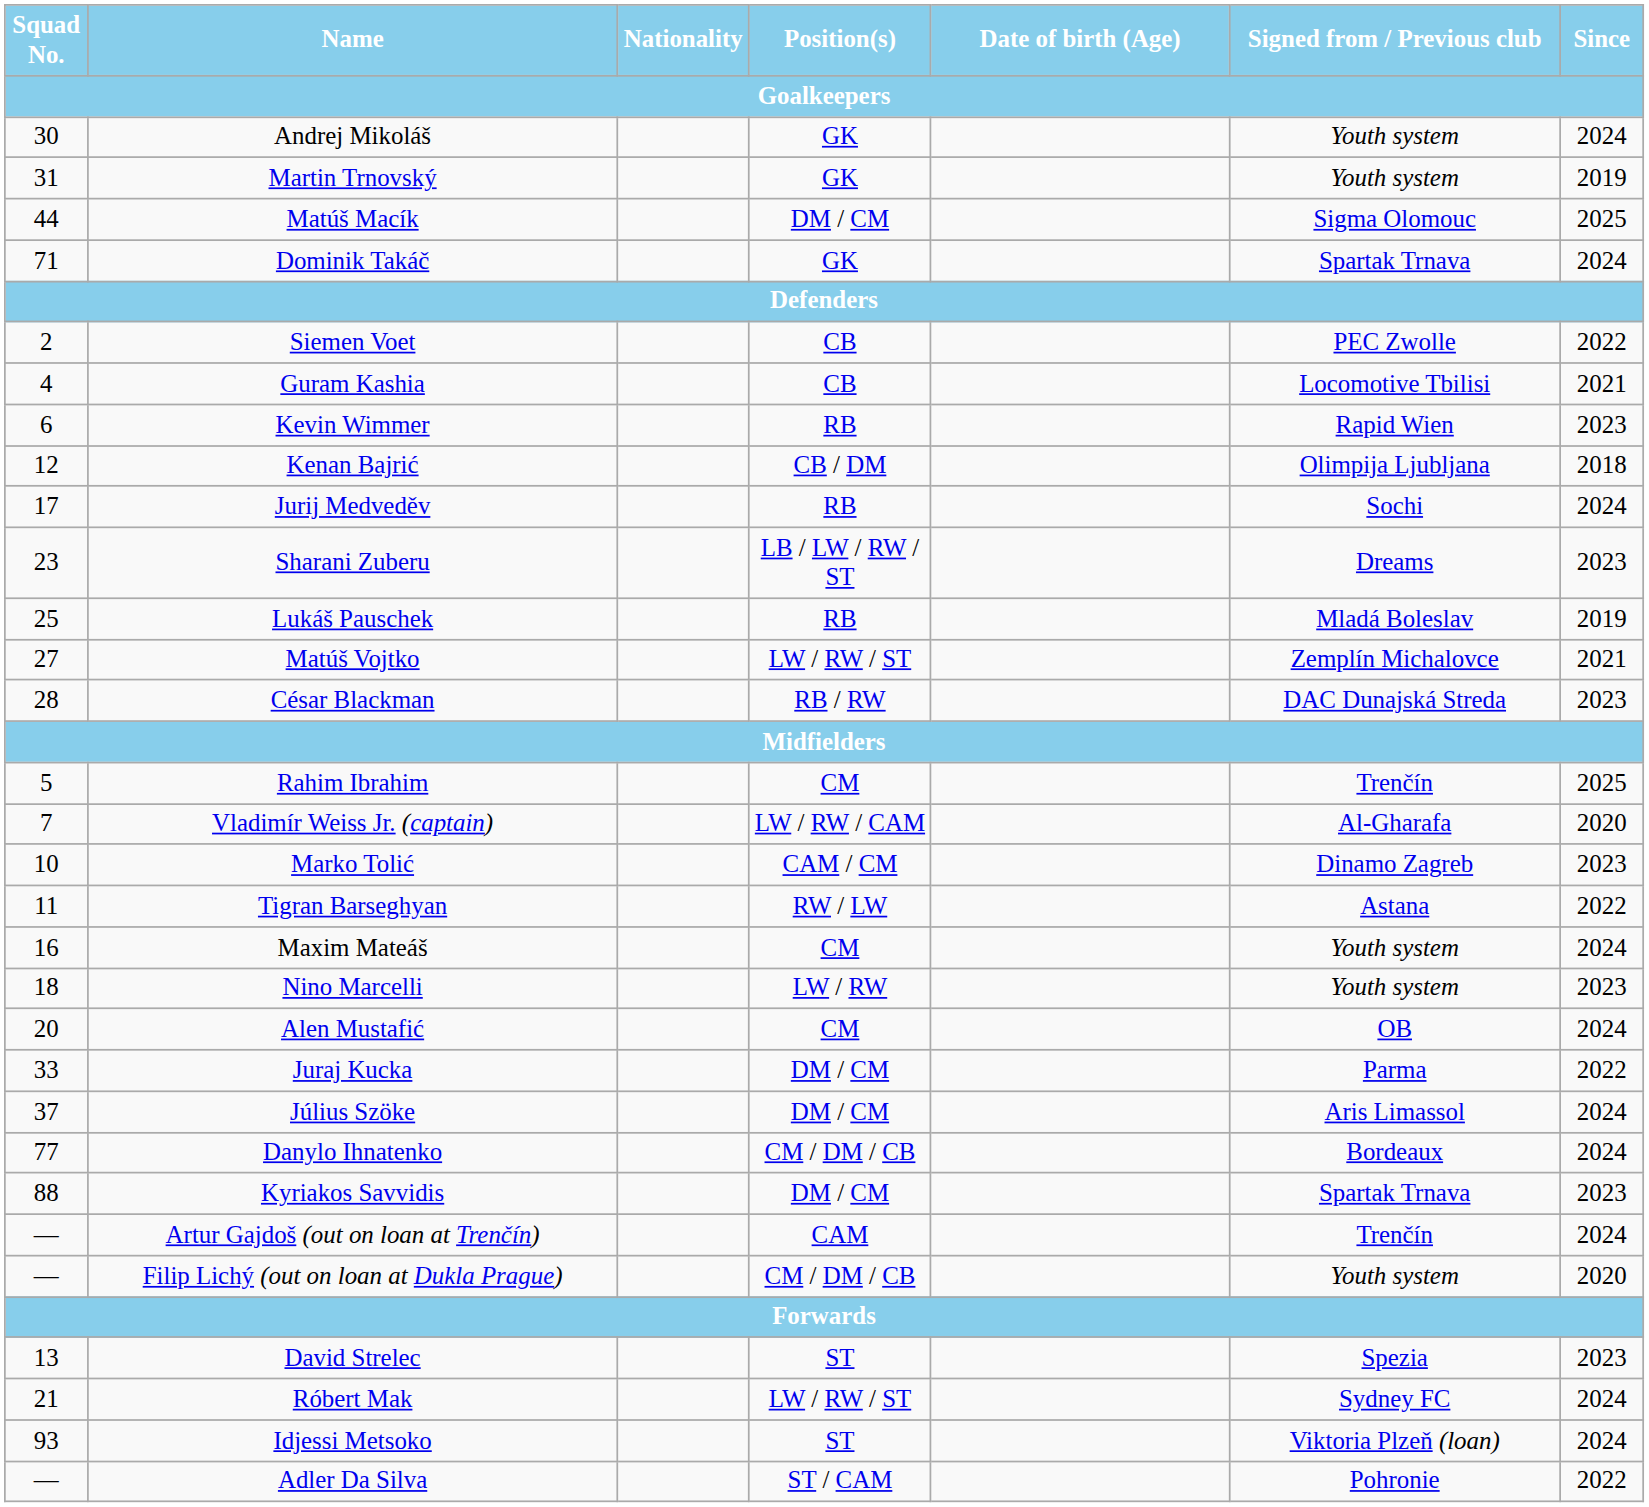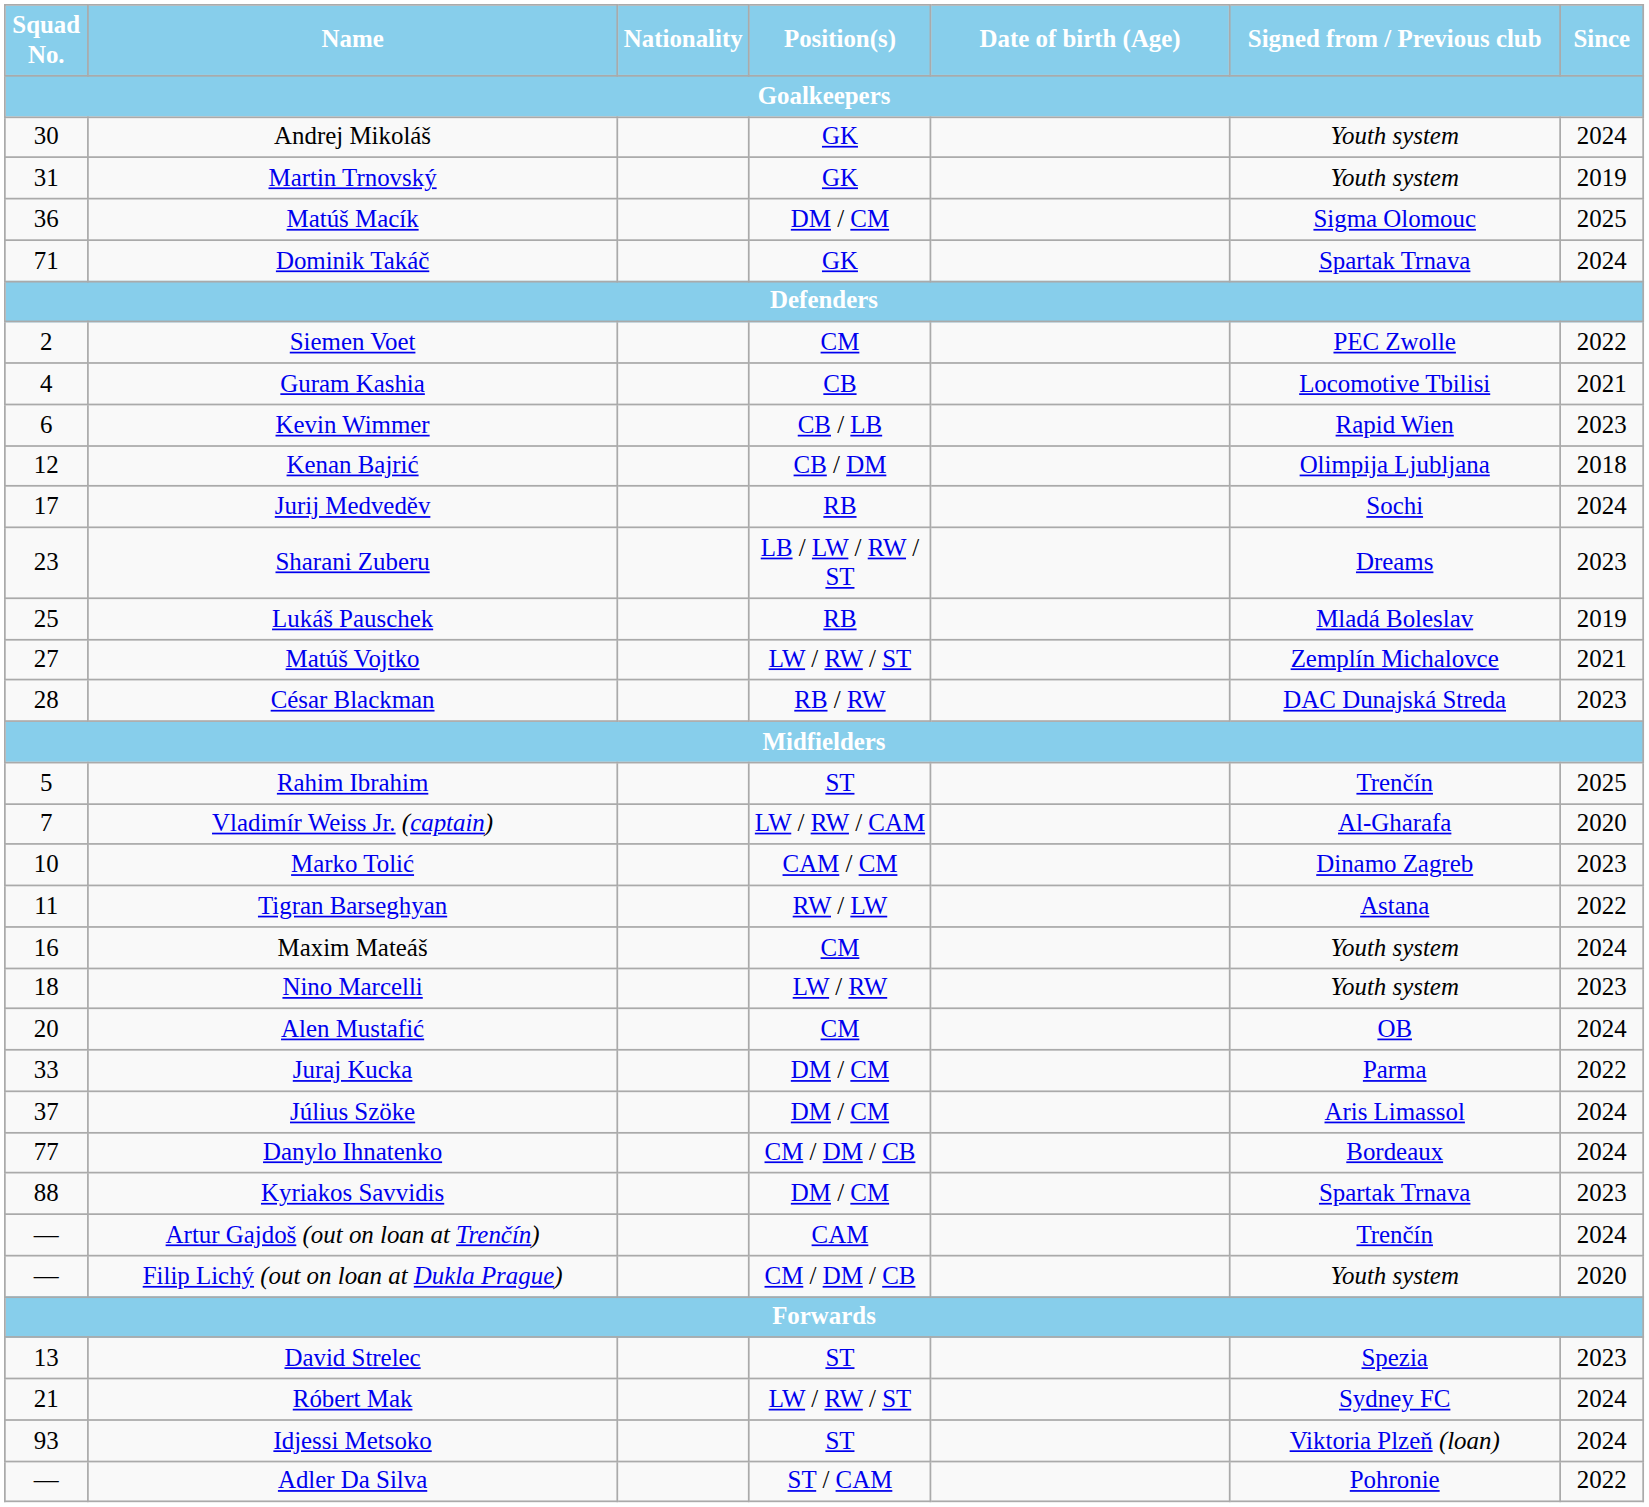(46, 219) 44 -> (46, 219) 36
(840, 342) CB -> (840, 342) CM
(840, 424) RB -> (840, 424) CB / LB
(840, 782) CM -> (840, 782) ST
